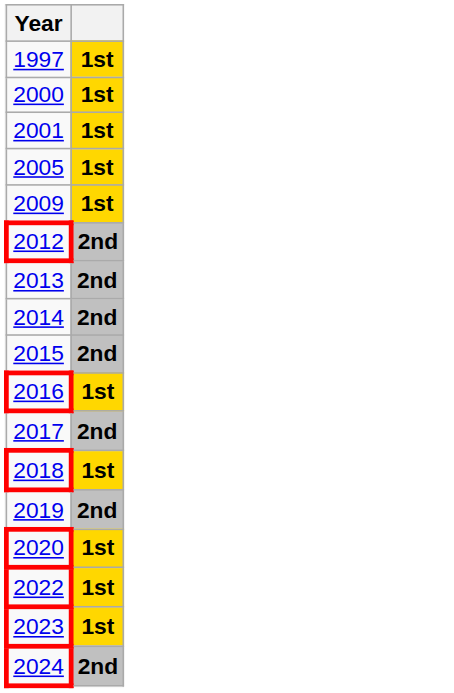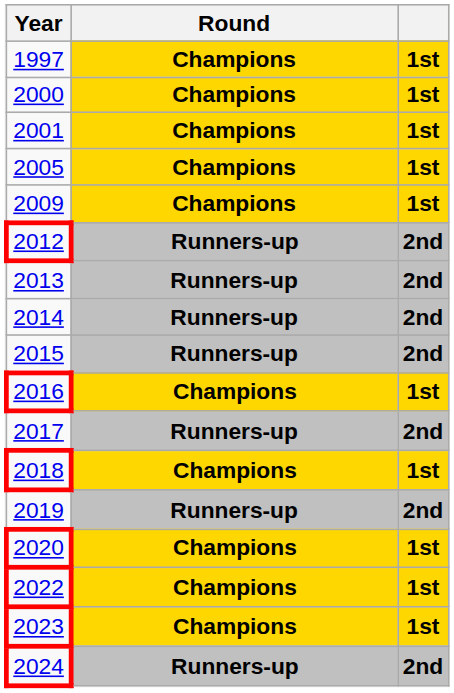+ column: (234, 23)
